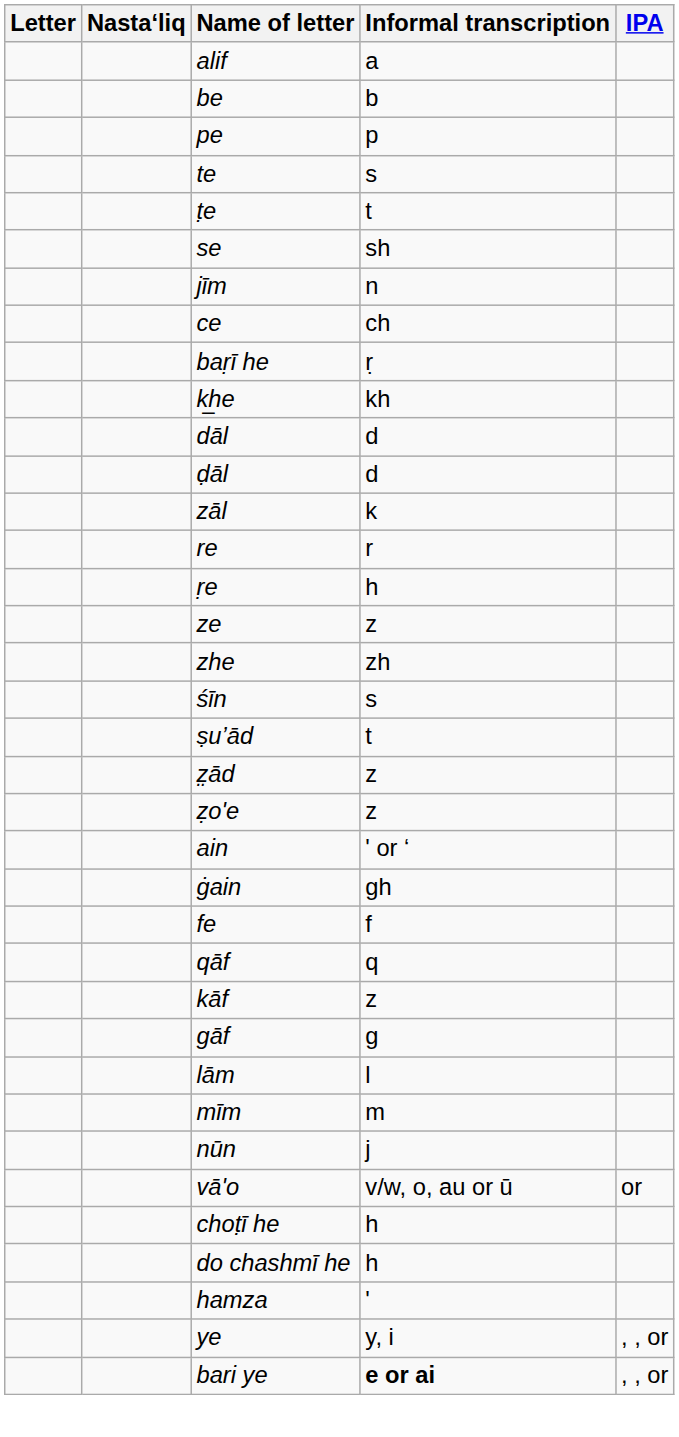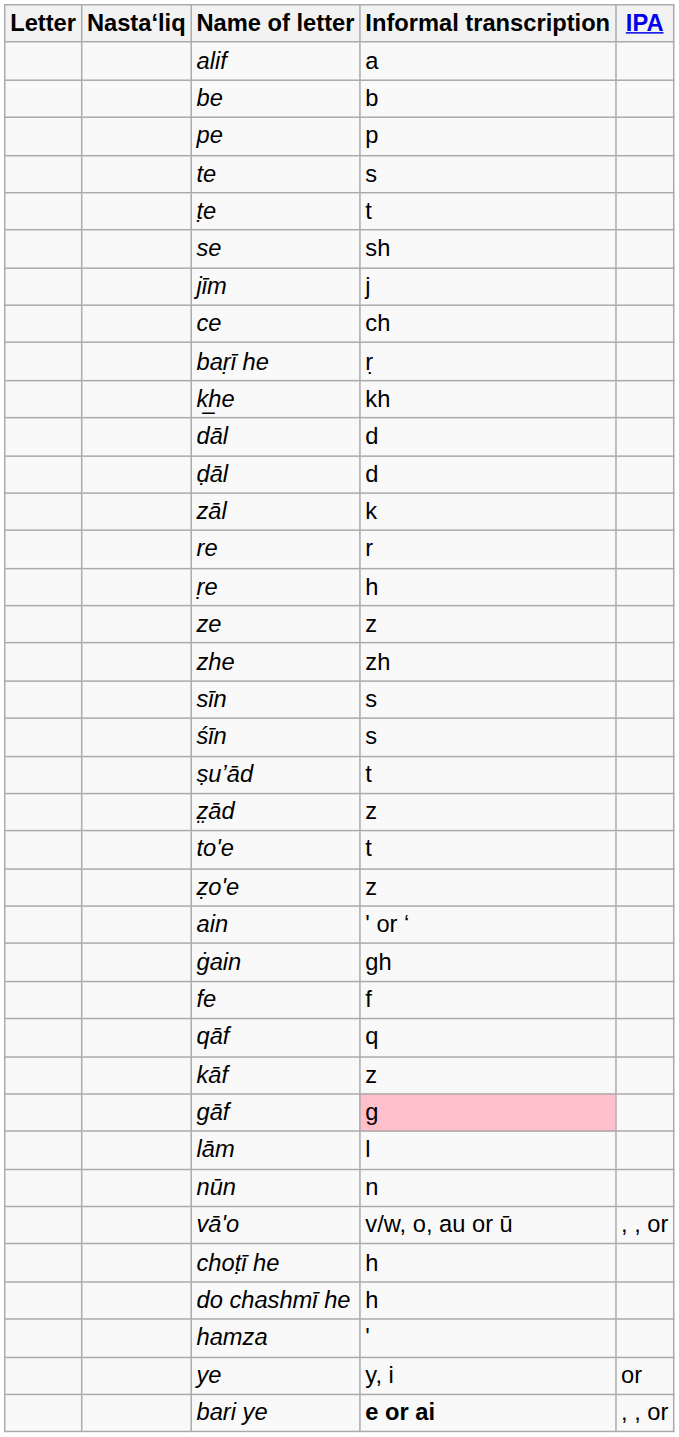(372, 286) n -> (368, 286) j
+ row: (212, 699)
+ row: (215, 849)
(372, 1037) no background -> (372, 1112) pink background
- row: (219, 1112)
(368, 1149) j -> (372, 1187) n
(632, 1187) or -> (645, 1225) , , or
(645, 1337) , , or -> (632, 1375) or
